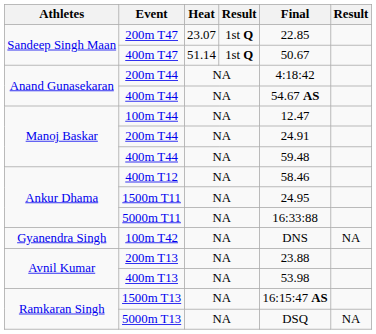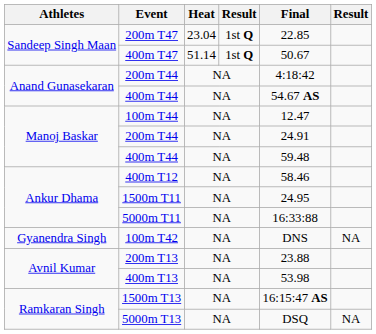(201, 34) 23.07 -> (201, 34) 23.04
